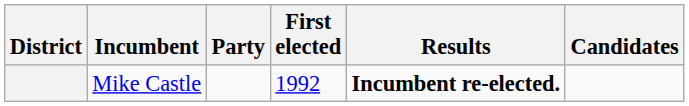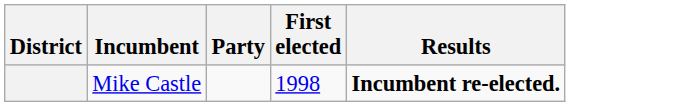- column: (625, 47)
(298, 82) 1992 -> (298, 82) 1998
